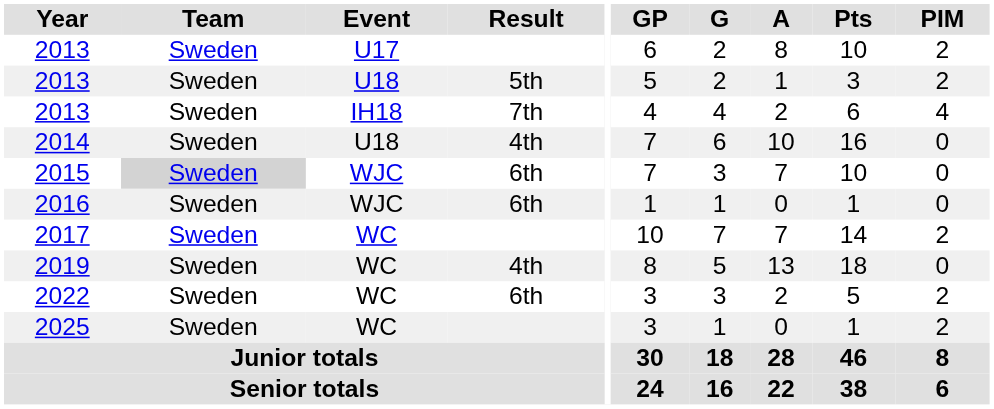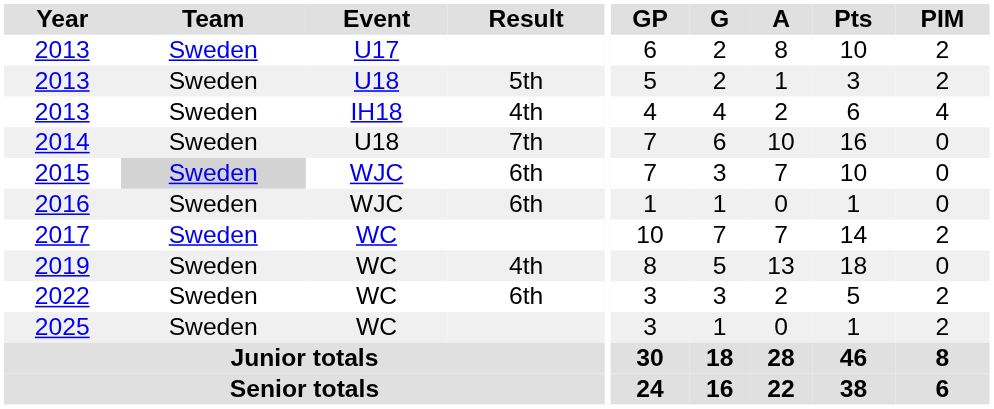(526, 111) 7th -> (526, 111) 4th
(526, 142) 4th -> (526, 142) 7th
